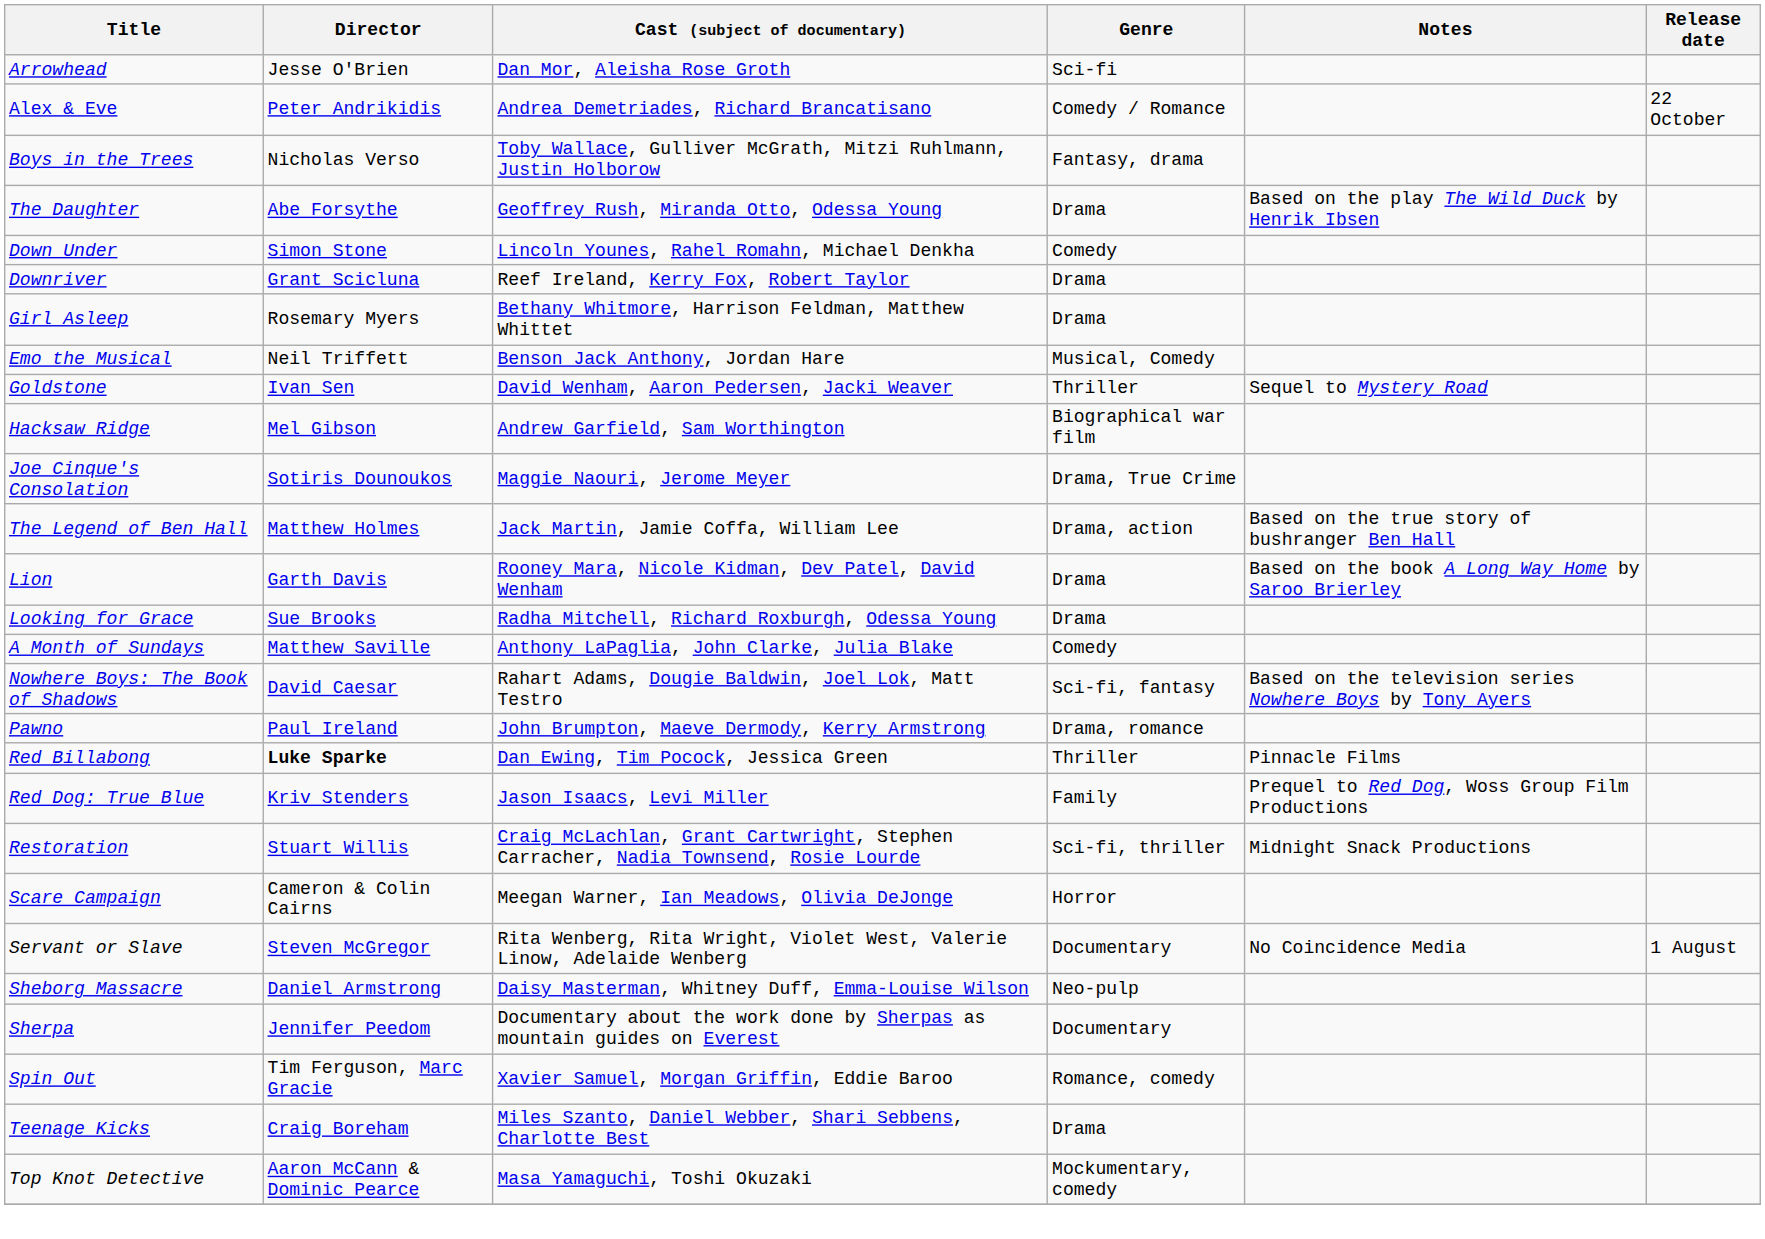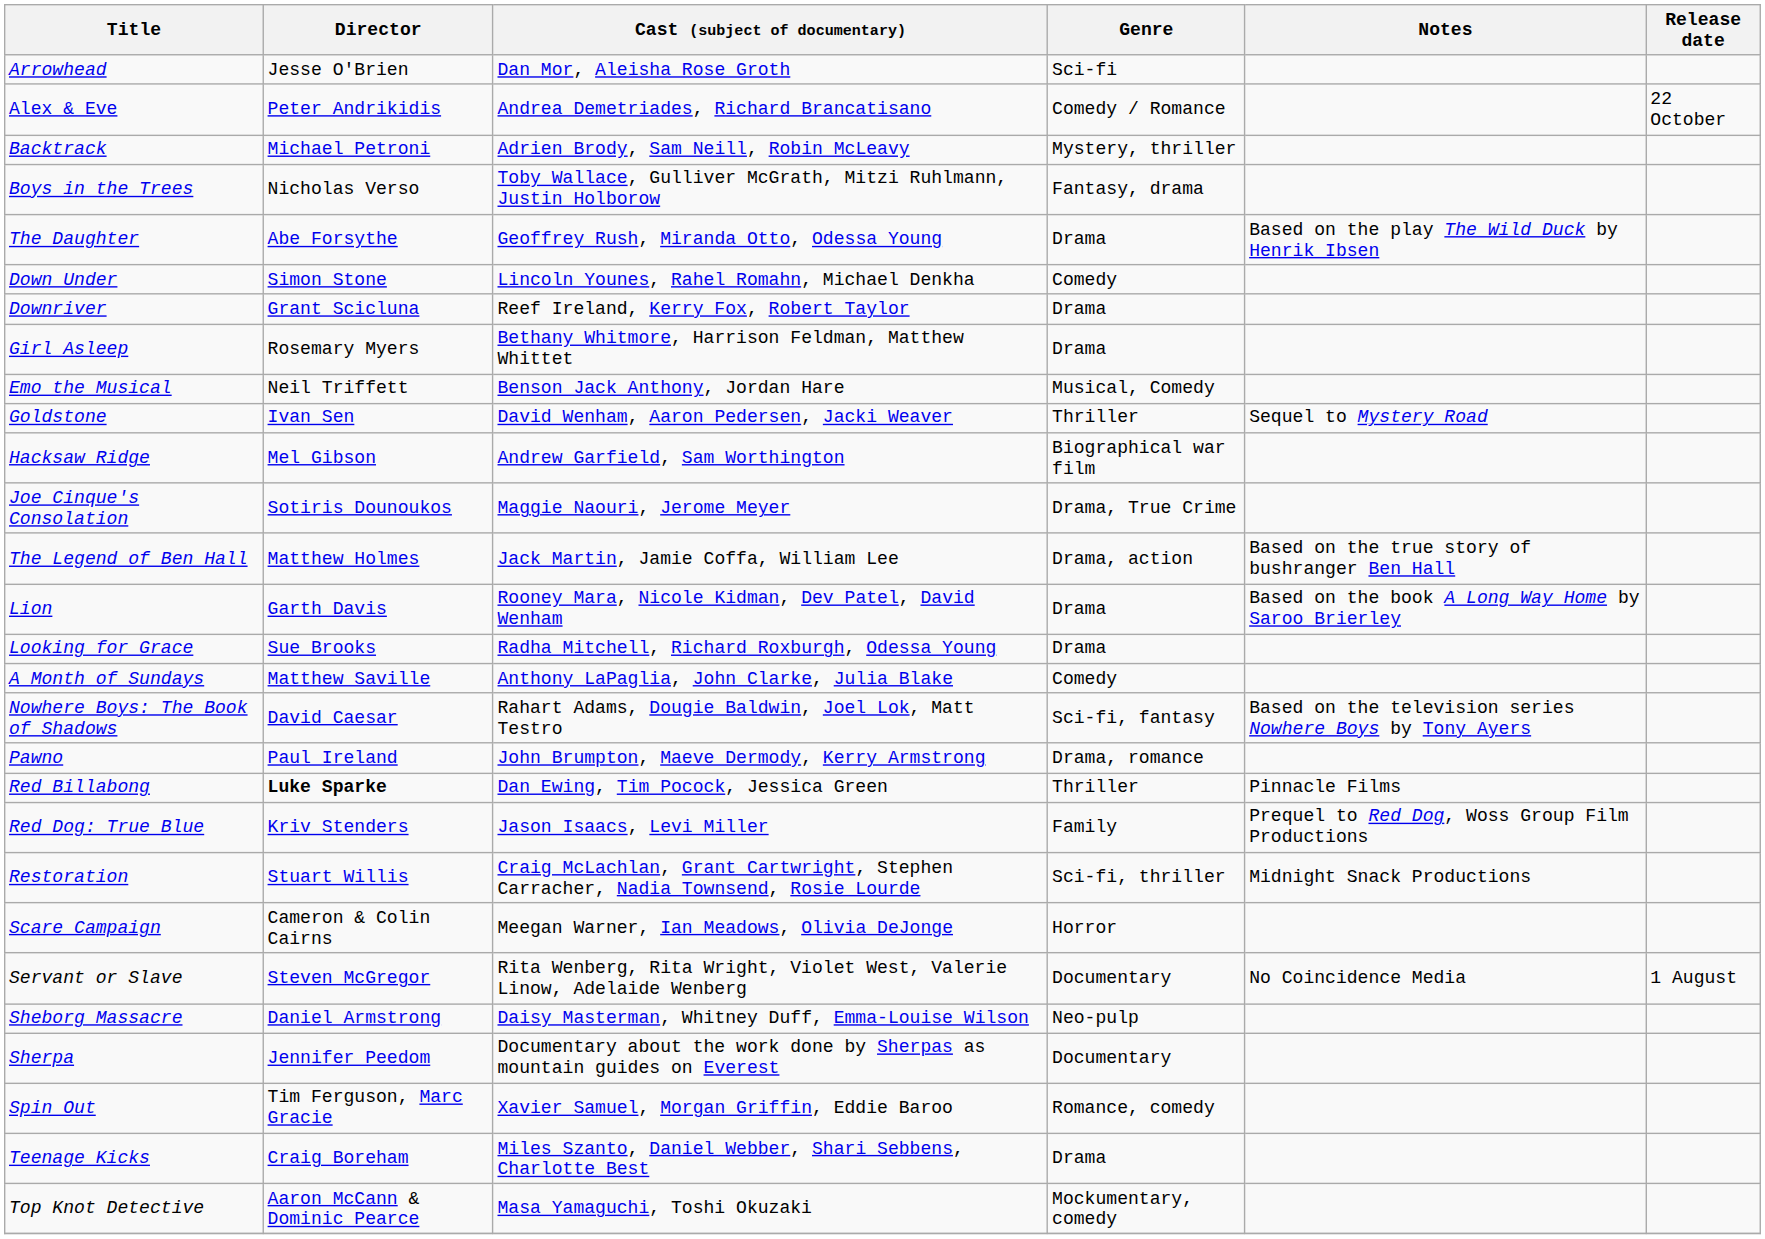+ row: (58, 149)
